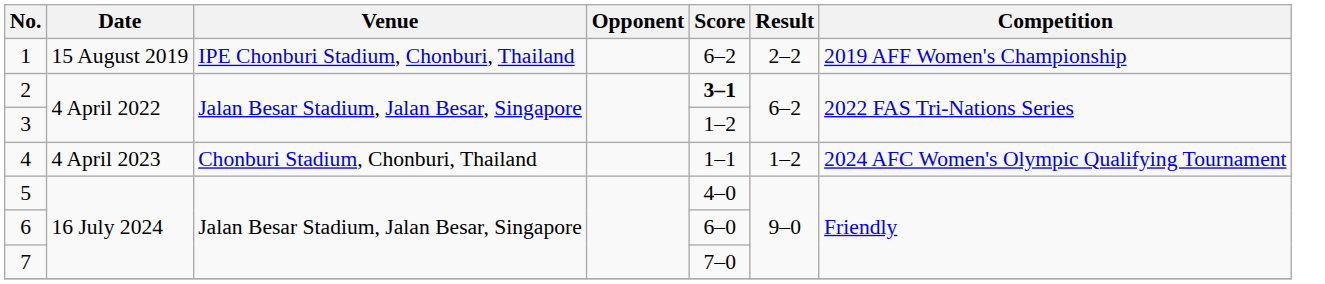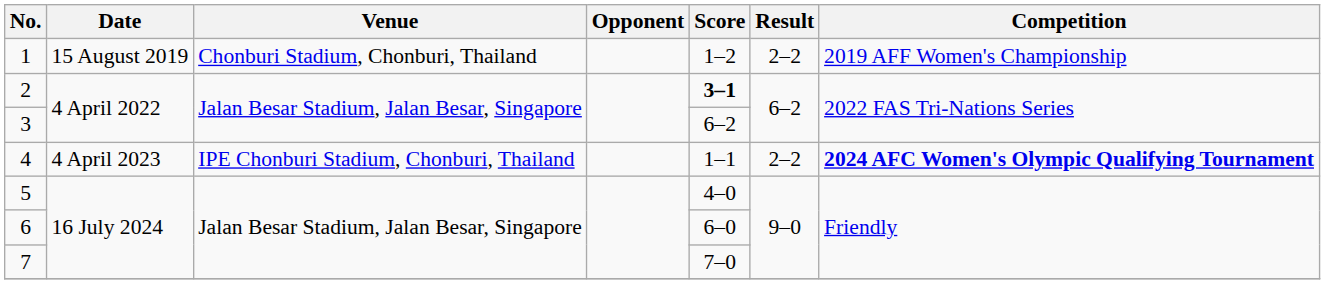(386, 55) IPE Chonburi Stadium, Chonburi, Thailand -> (367, 55) Chonburi Stadium, Chonburi, Thailand
(720, 55) 6–2 -> (720, 55) 1–2
(720, 124) 1–2 -> (720, 124) 6–2
(367, 158) Chonburi Stadium, Chonburi, Thailand -> (386, 158) IPE Chonburi Stadium, Chonburi, Thailand
(785, 158) 1–2 -> (785, 158) 2–2
(1055, 158) normal -> (1069, 158) bold
